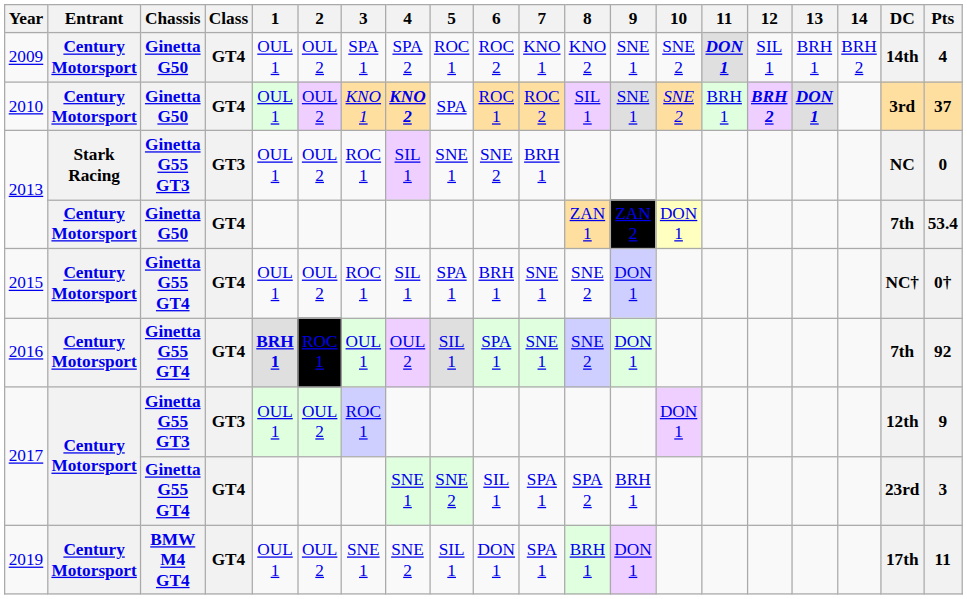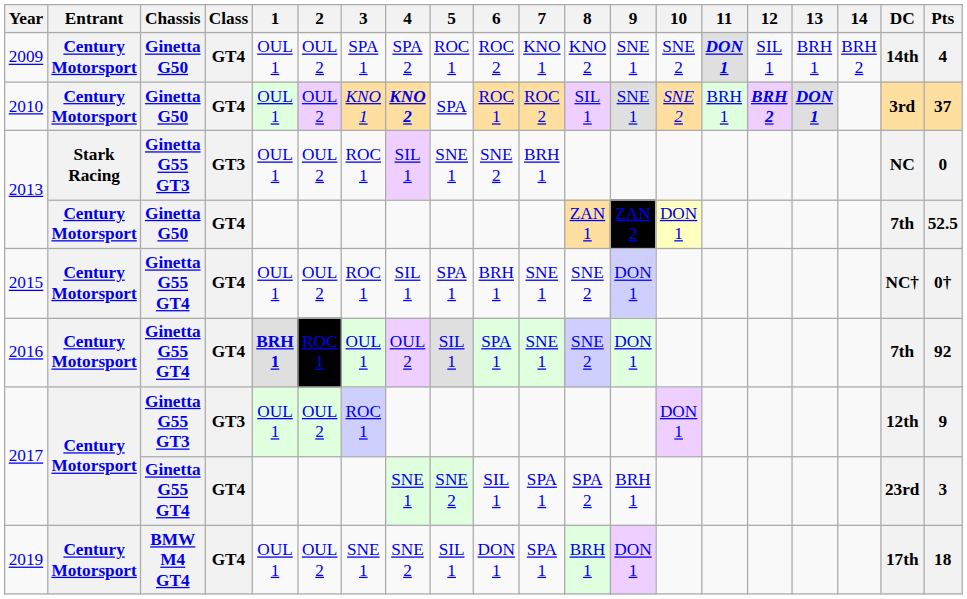(943, 223) 53.4 -> (943, 223) 52.5
(943, 559) 11 -> (943, 559) 18
